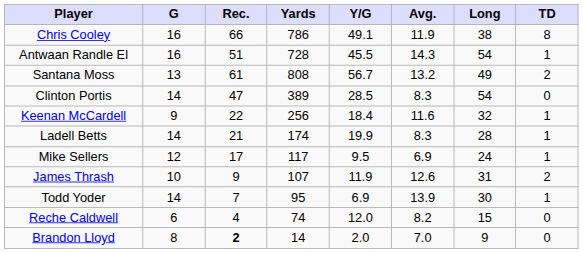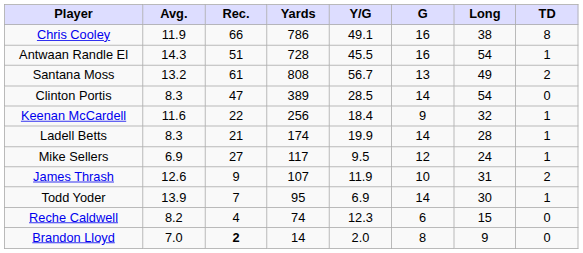columns swapped: (174, 14) <-> (423, 14)
(236, 156) 17 -> (236, 156) 27
(360, 217) 12.0 -> (360, 217) 12.3
